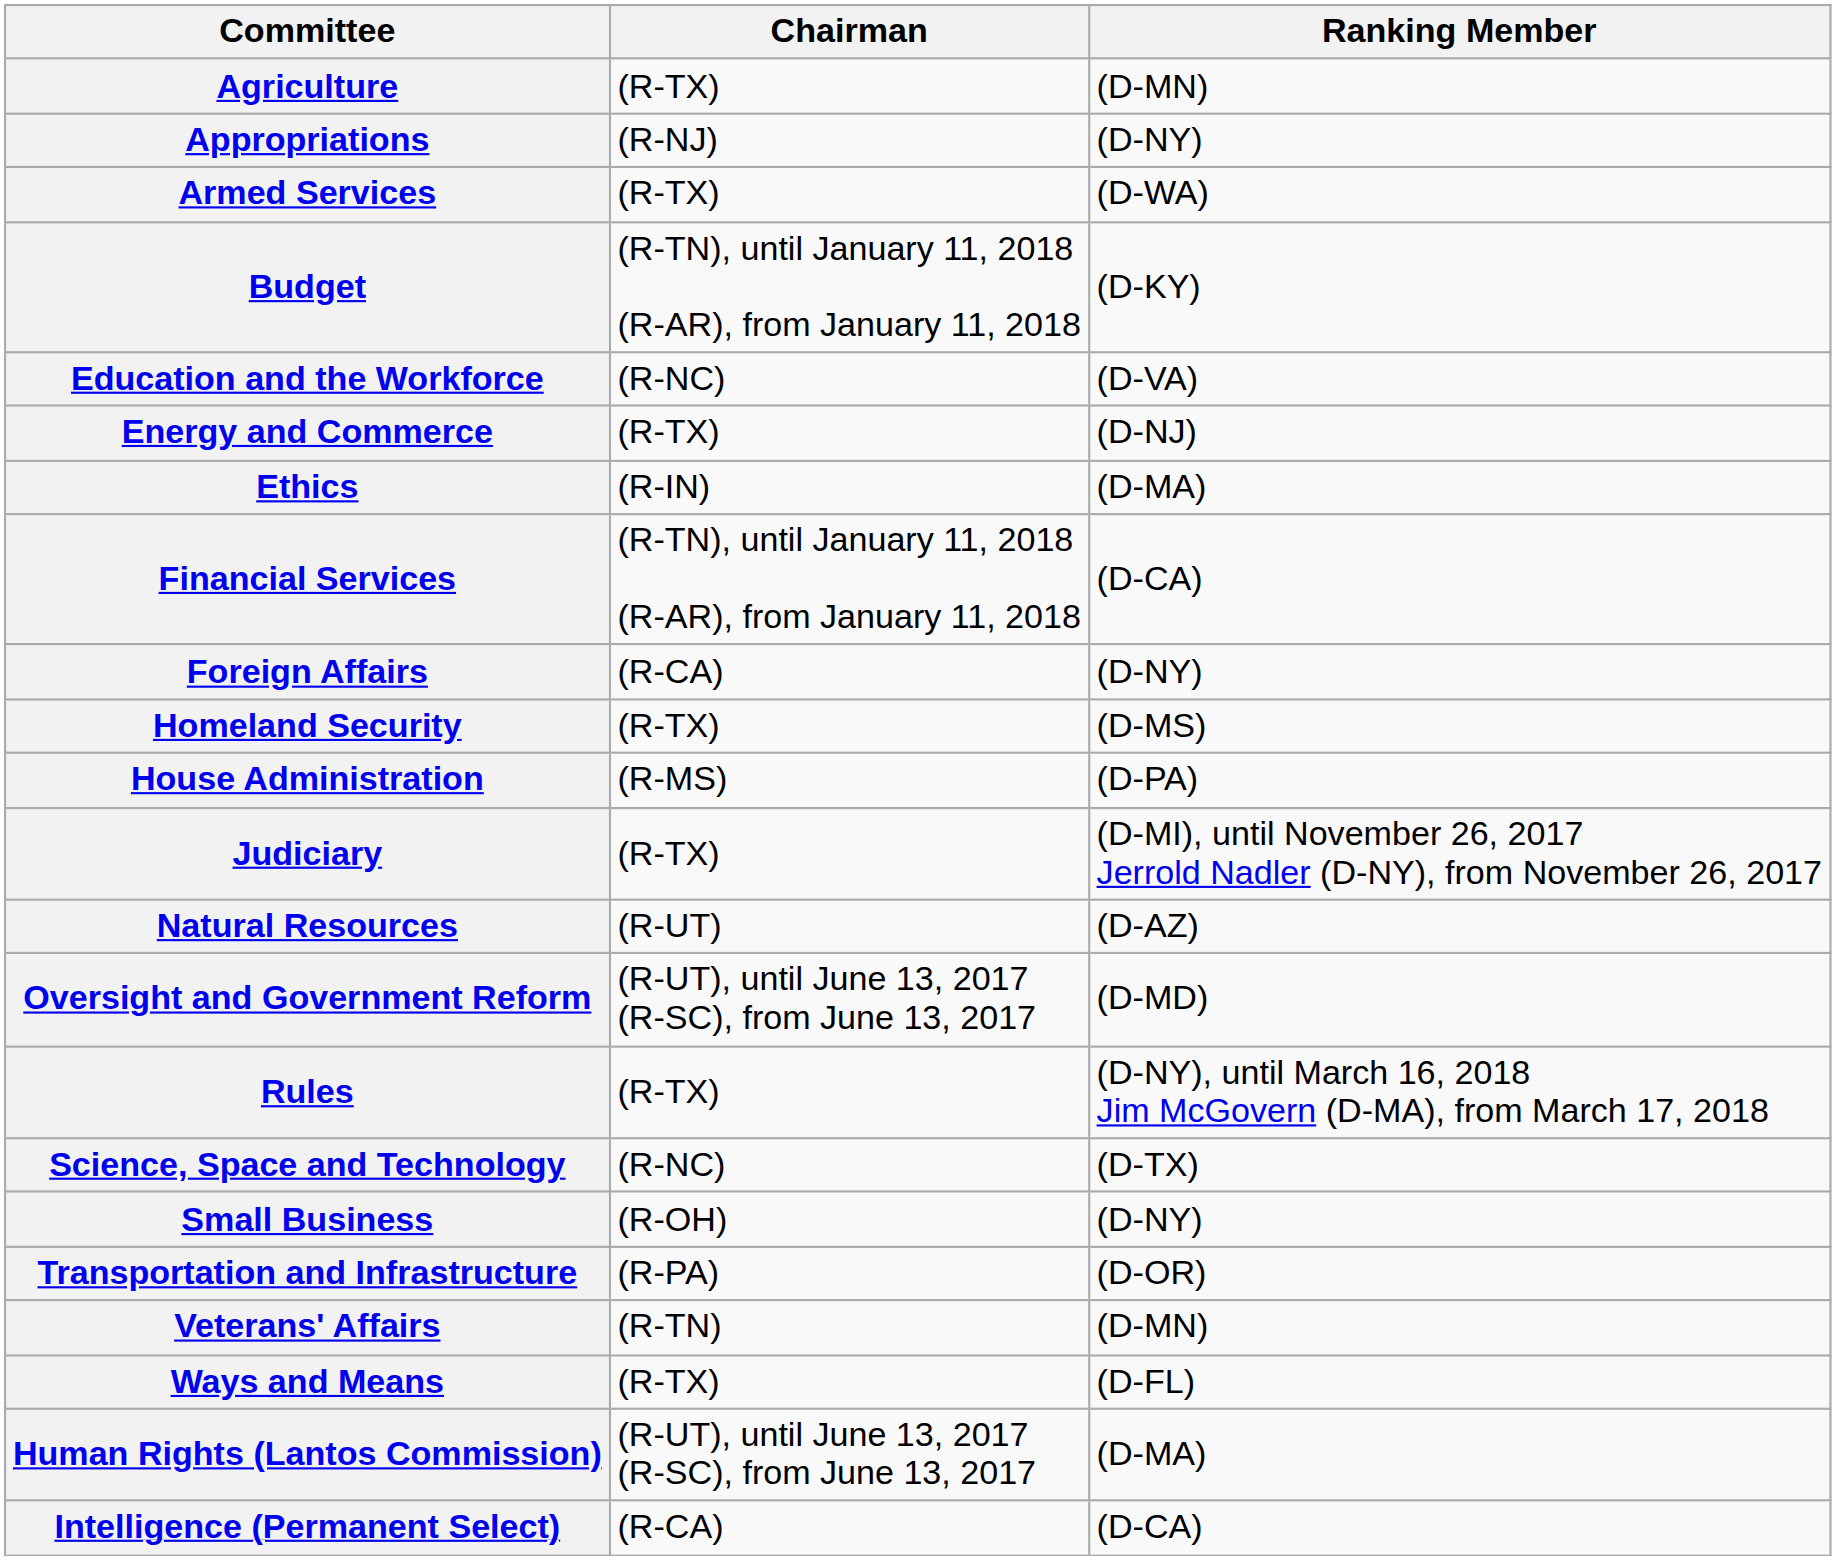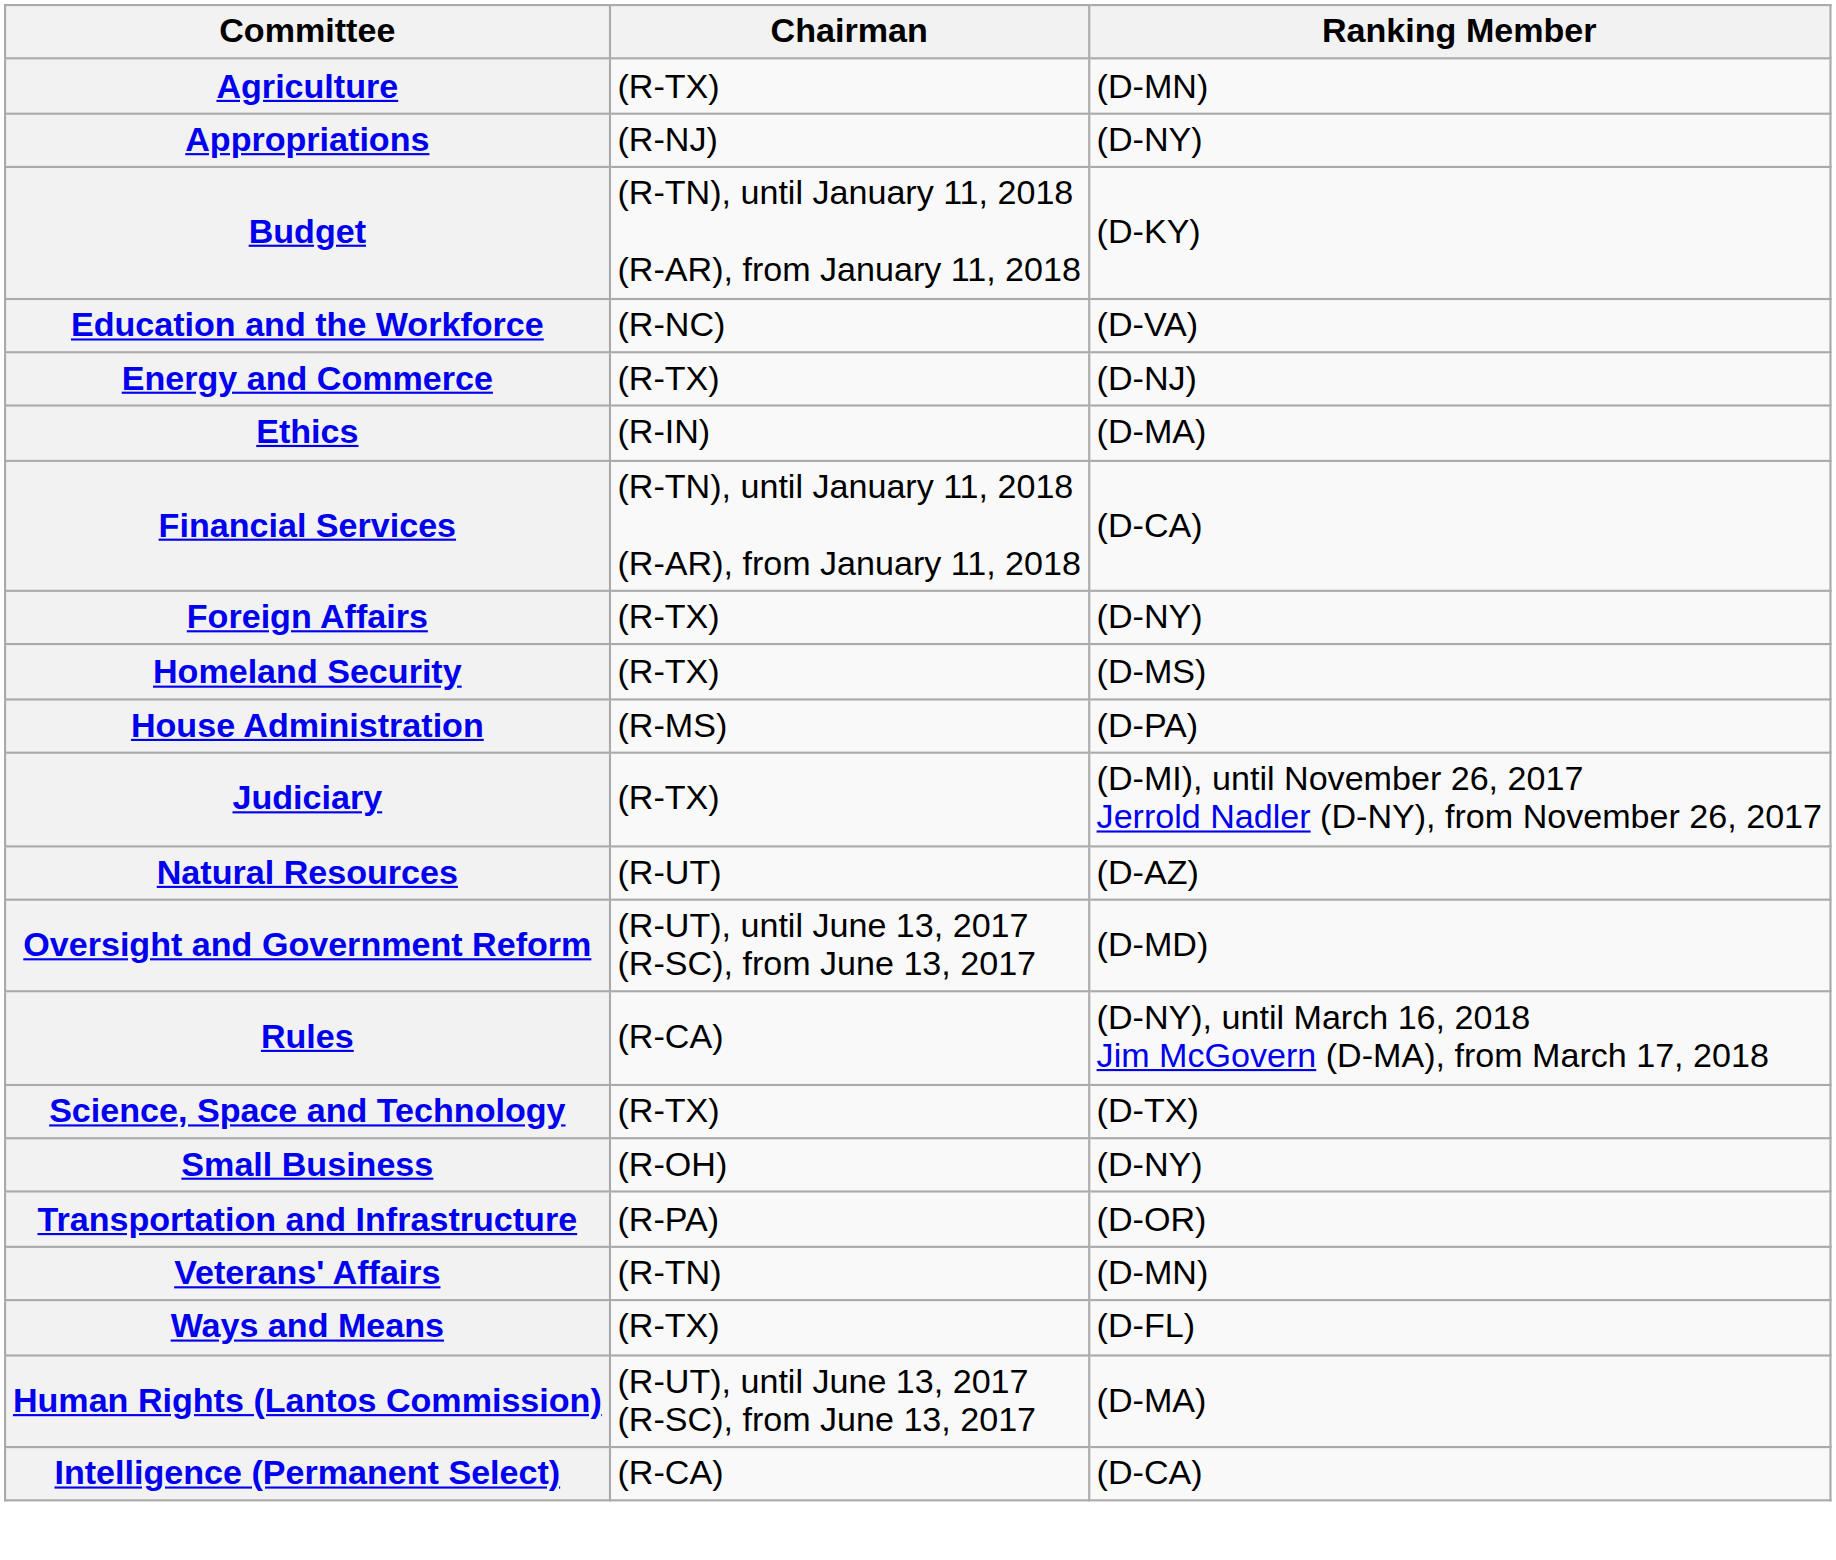- row: (307, 193)
(670, 671) (R-CA) -> (669, 617) (R-TX)
(669, 1091) (R-TX) -> (670, 1037) (R-CA)
(671, 1164) (R-NC) -> (669, 1110) (R-TX)
